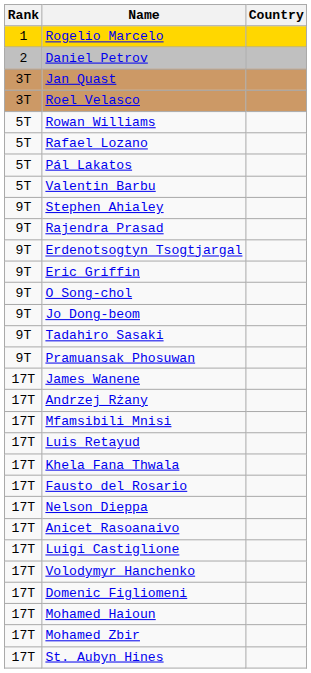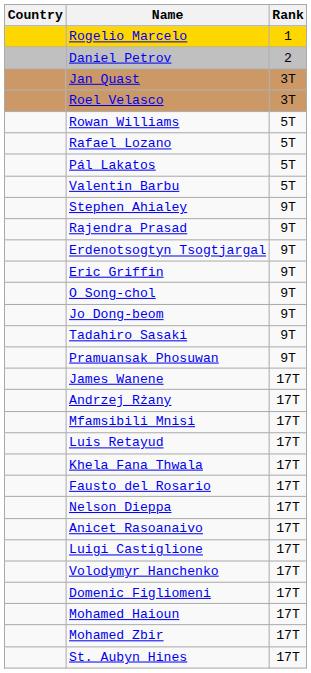columns swapped: (23, 15) <-> (276, 15)
